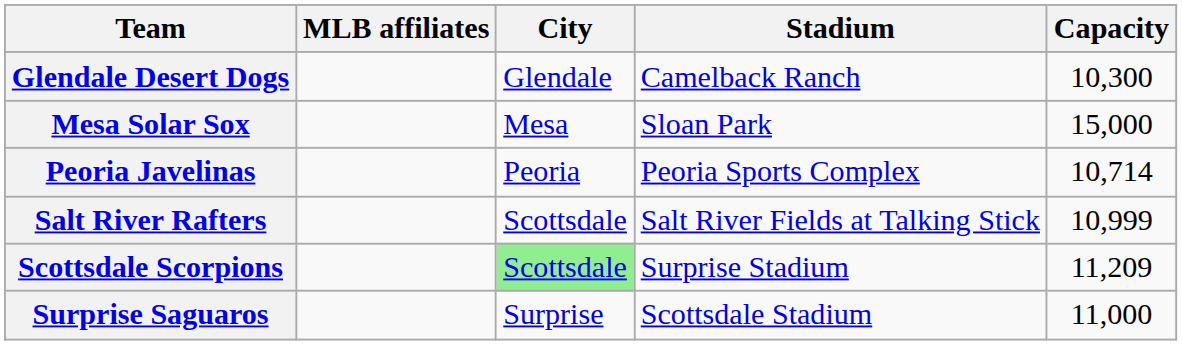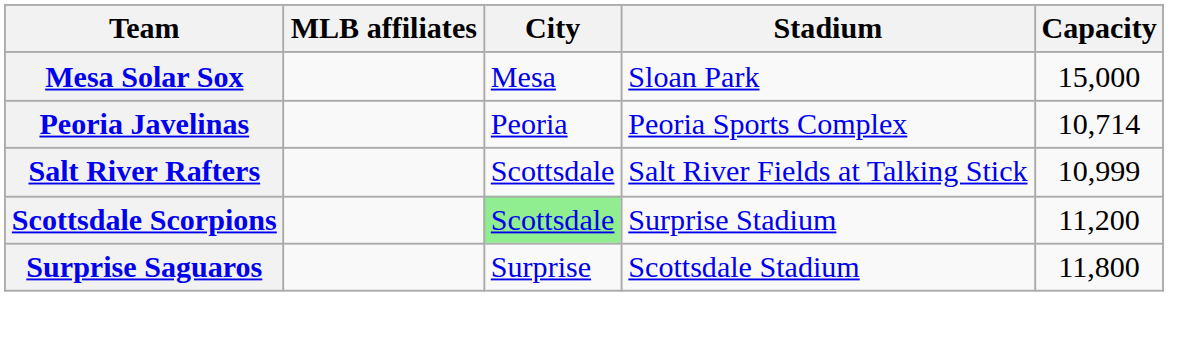- row: (151, 76)
(1111, 266) 11,209 -> (1099, 219) 11,200
(1111, 314) 11,000 -> (1099, 266) 11,800
